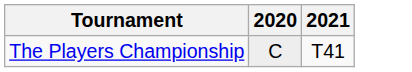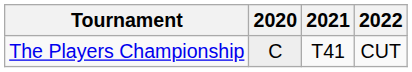+ column: (381, 20)
